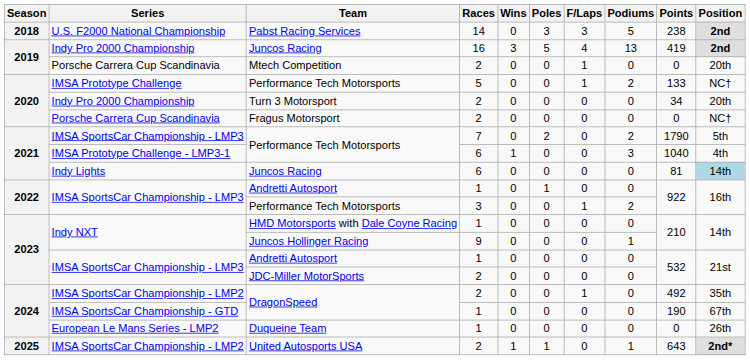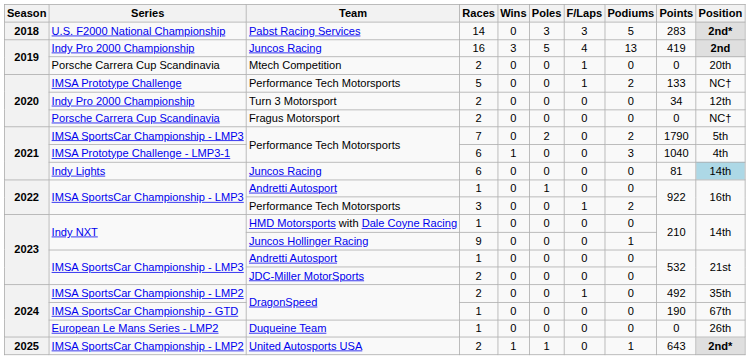(676, 31) 238 -> (676, 31) 283
(720, 31) 2nd -> (720, 31) 2nd*
(720, 101) 20th -> (720, 101) 12th
